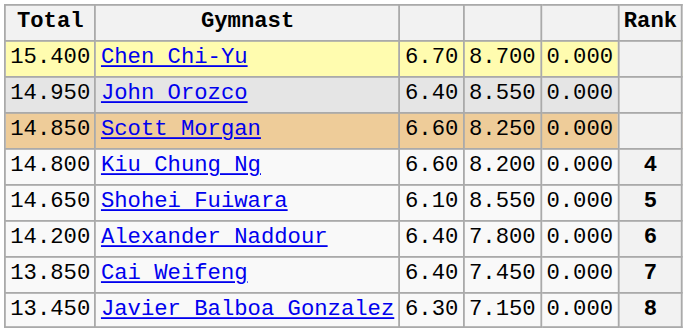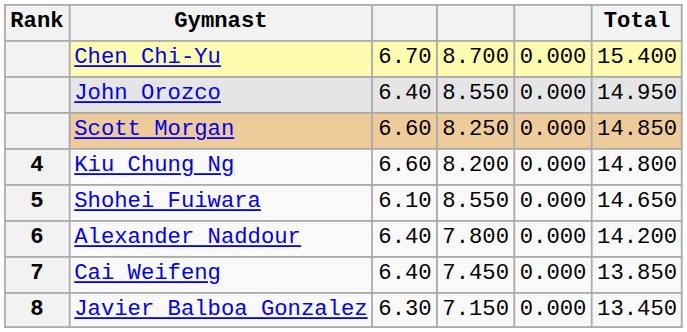columns swapped: (650, 23) <-> (50, 23)
